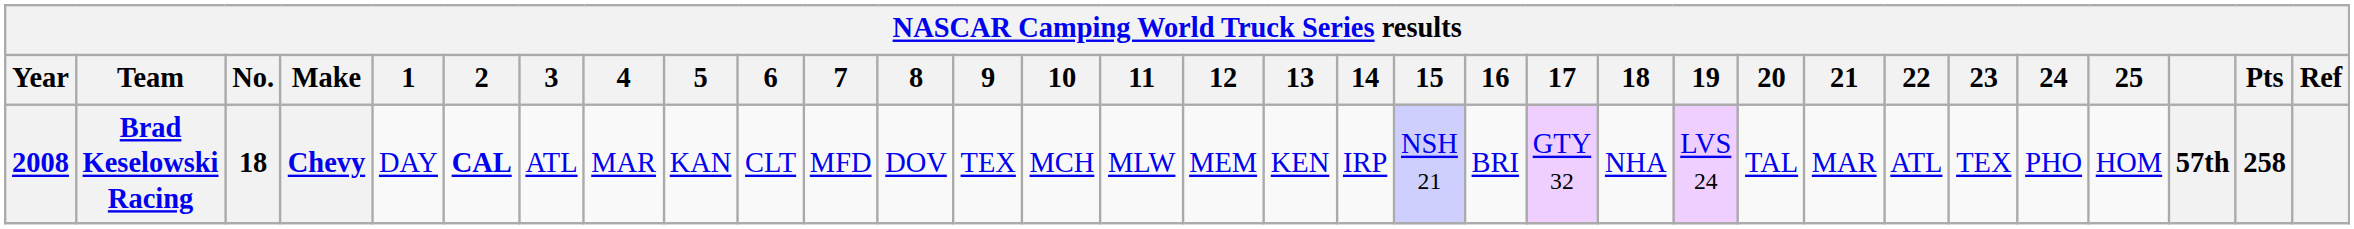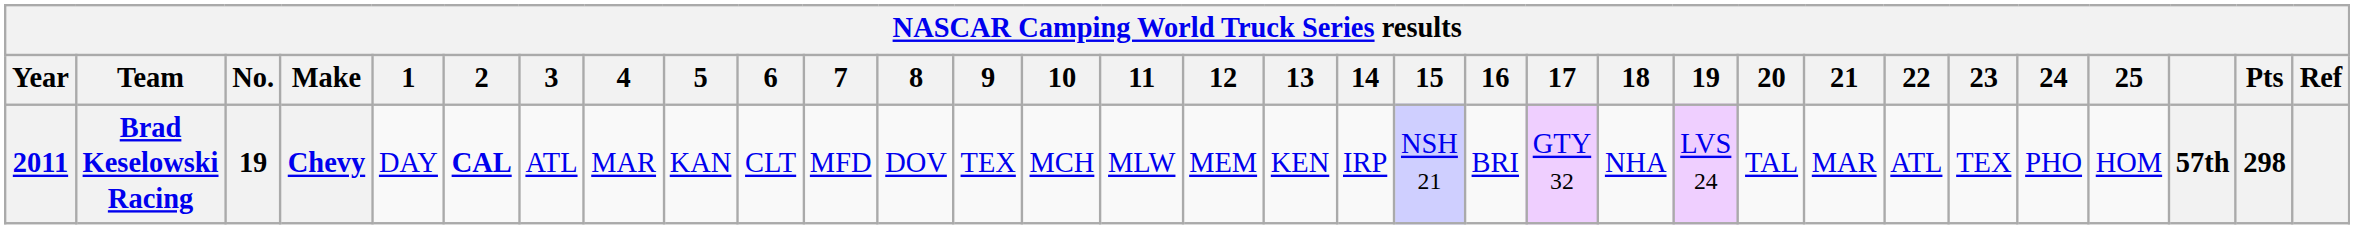(40, 163) 2008 -> (40, 163) 2011
(253, 163) 18 -> (253, 163) 19
(2265, 163) 258 -> (2265, 163) 298
